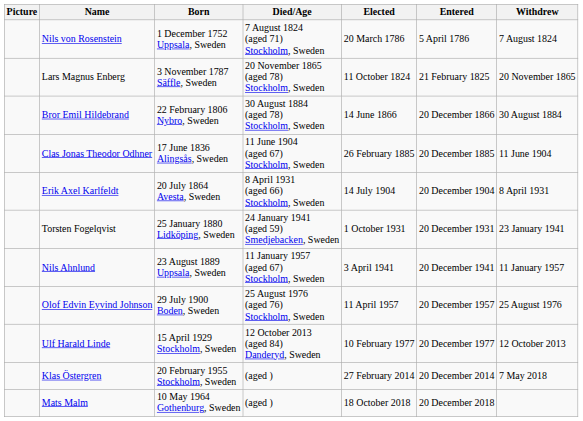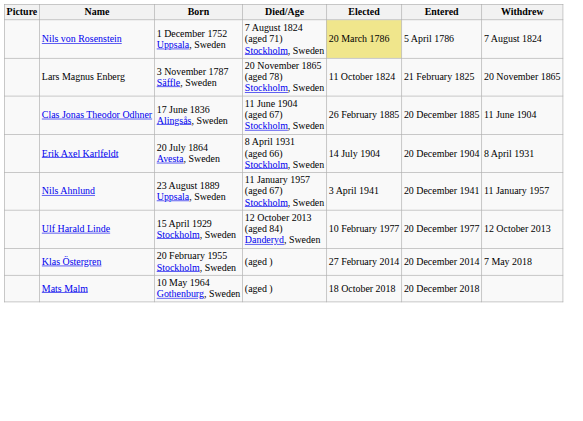(374, 39) no background -> (359, 39) khaki background
- row: (85, 115)
- row: (79, 229)
- row: (97, 305)
